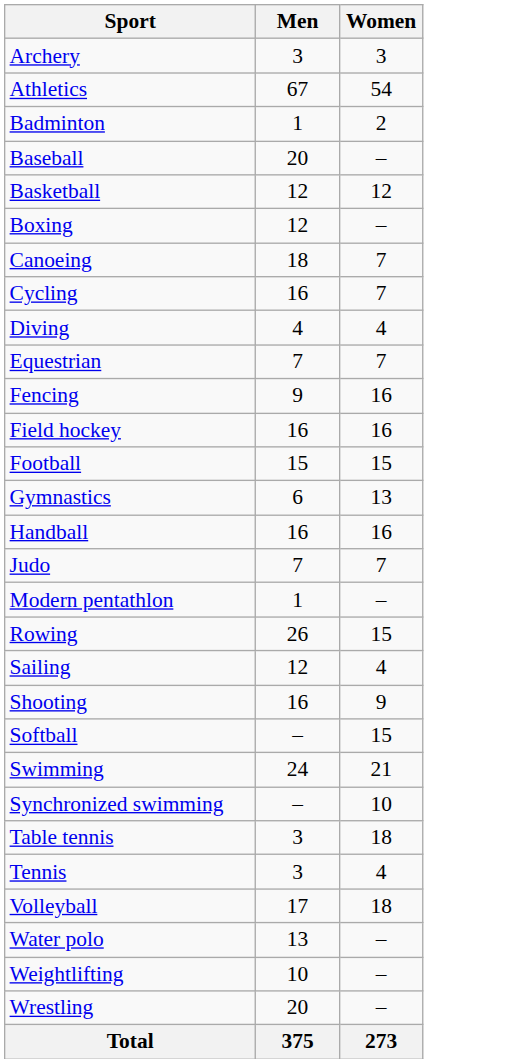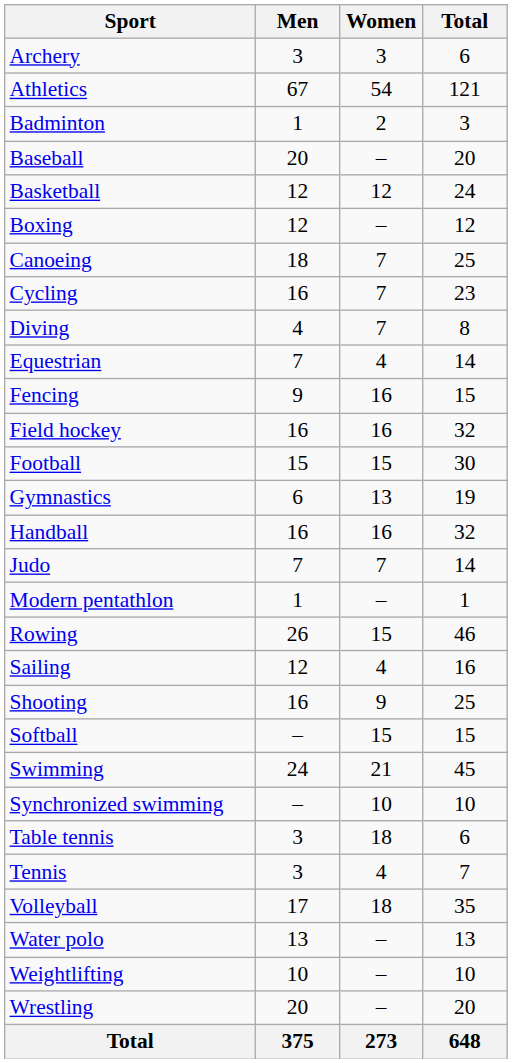+ column: (465, 21)
(381, 327) 4 -> (381, 327) 7
(381, 361) 7 -> (381, 361) 4
